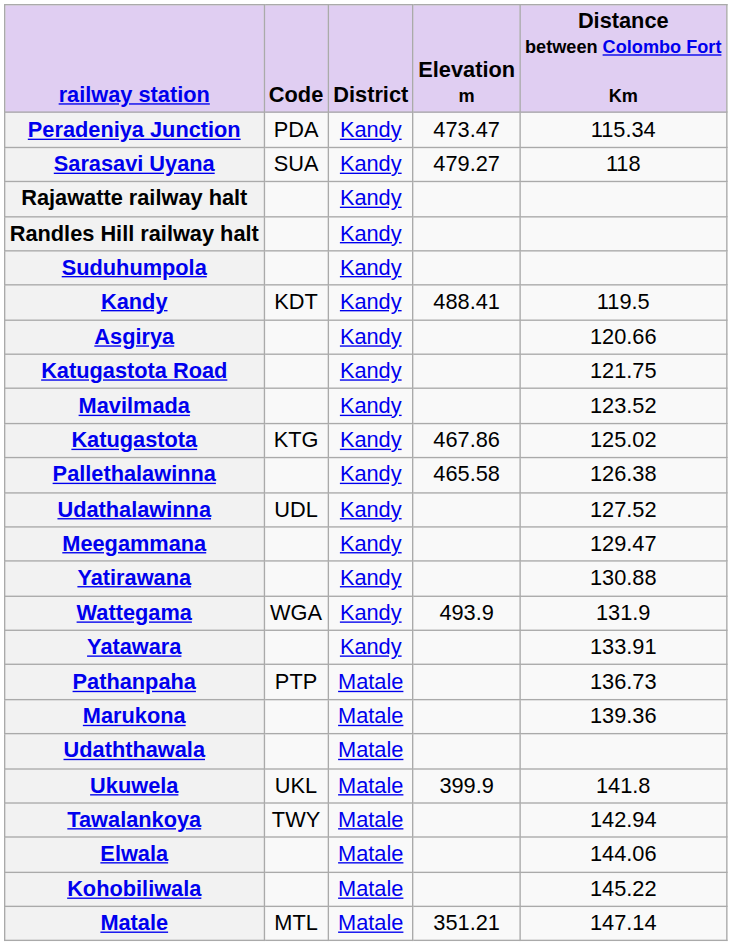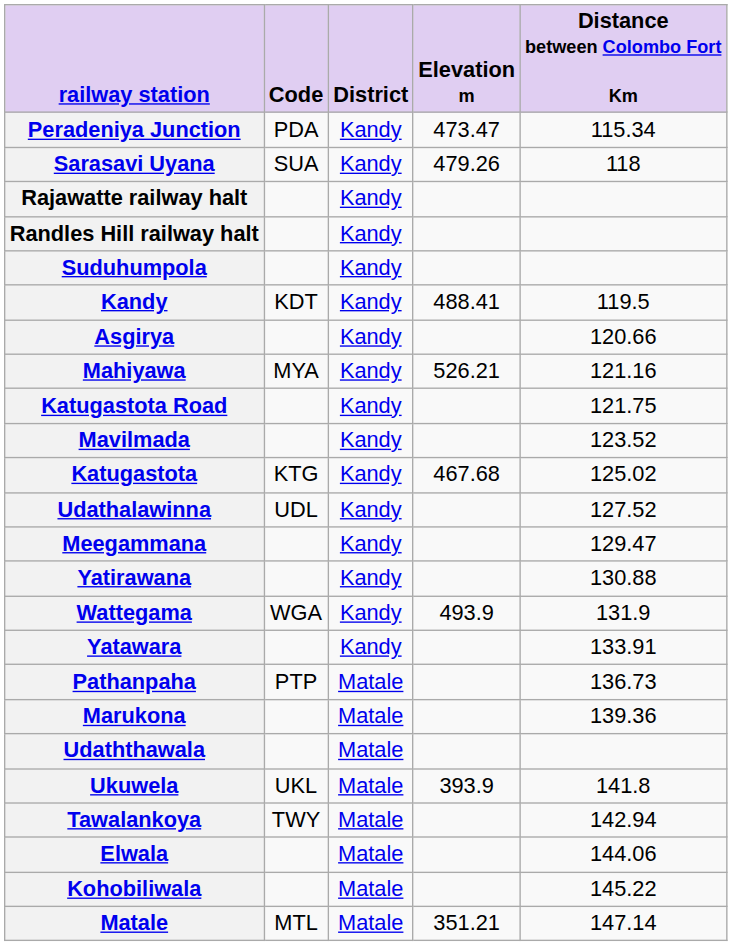(467, 164) 479.27 -> (467, 164) 479.26
+ row: (134, 371)
(467, 440) 467.86 -> (467, 474) 467.68
- row: (134, 474)
(467, 785) 399.9 -> (467, 785) 393.9
